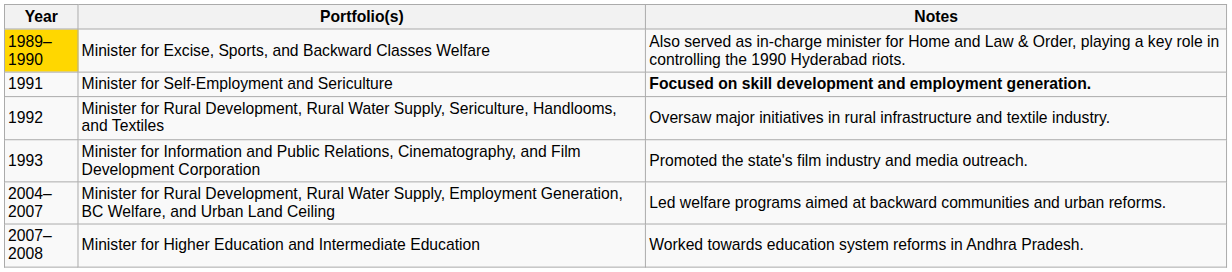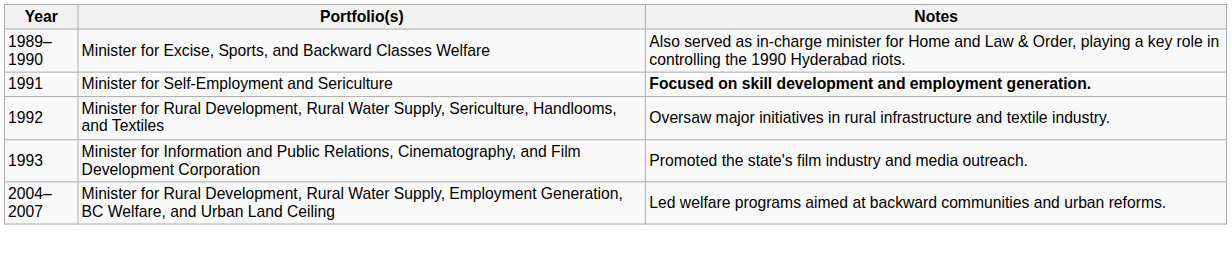(30, 50) gold background -> (30, 50) no background
- row: (281, 245)
